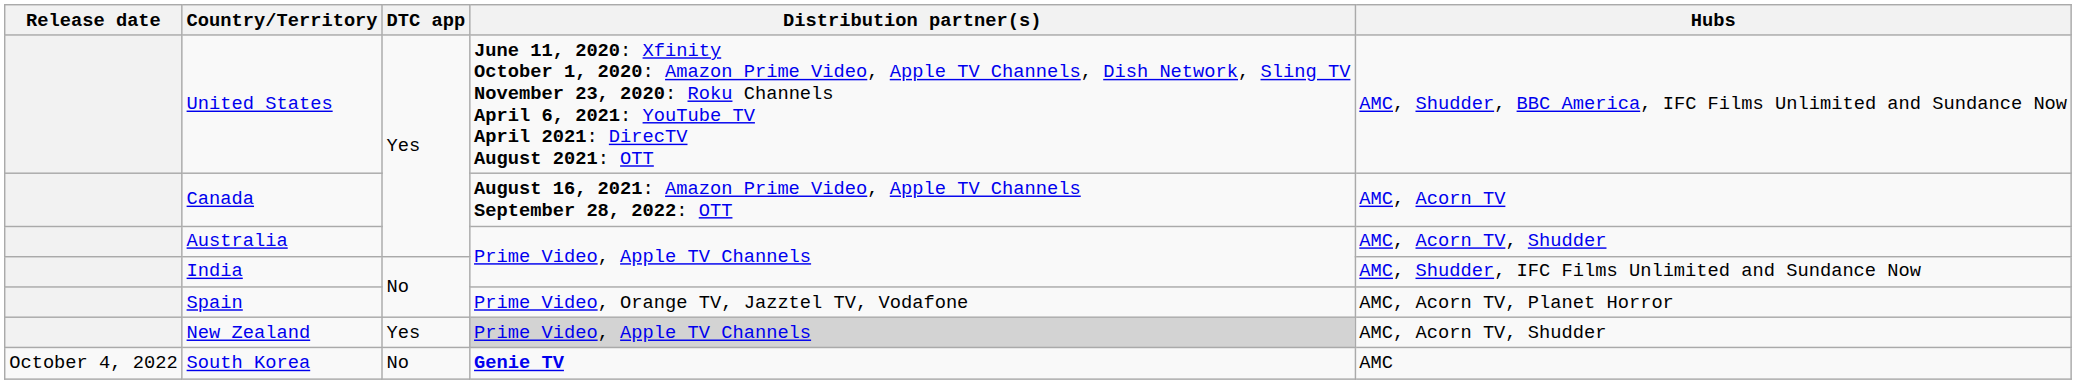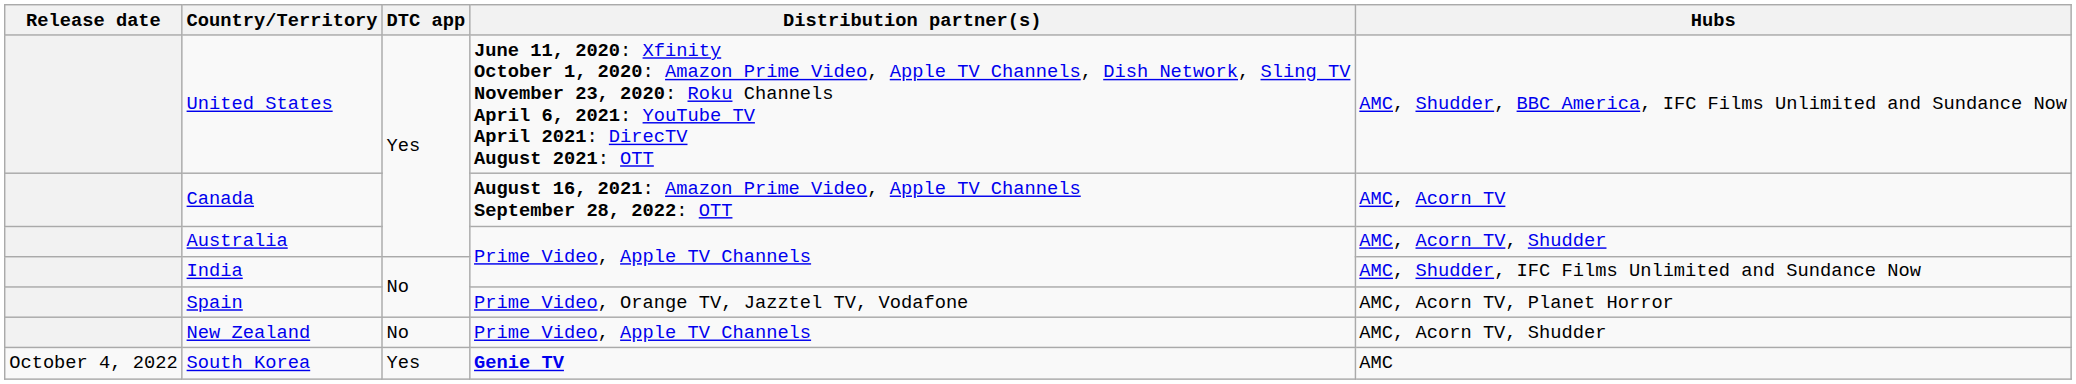(403, 333) Yes -> (398, 333) No
(643, 333) lightgrey background -> (643, 333) no background
(398, 363) No -> (403, 363) Yes
